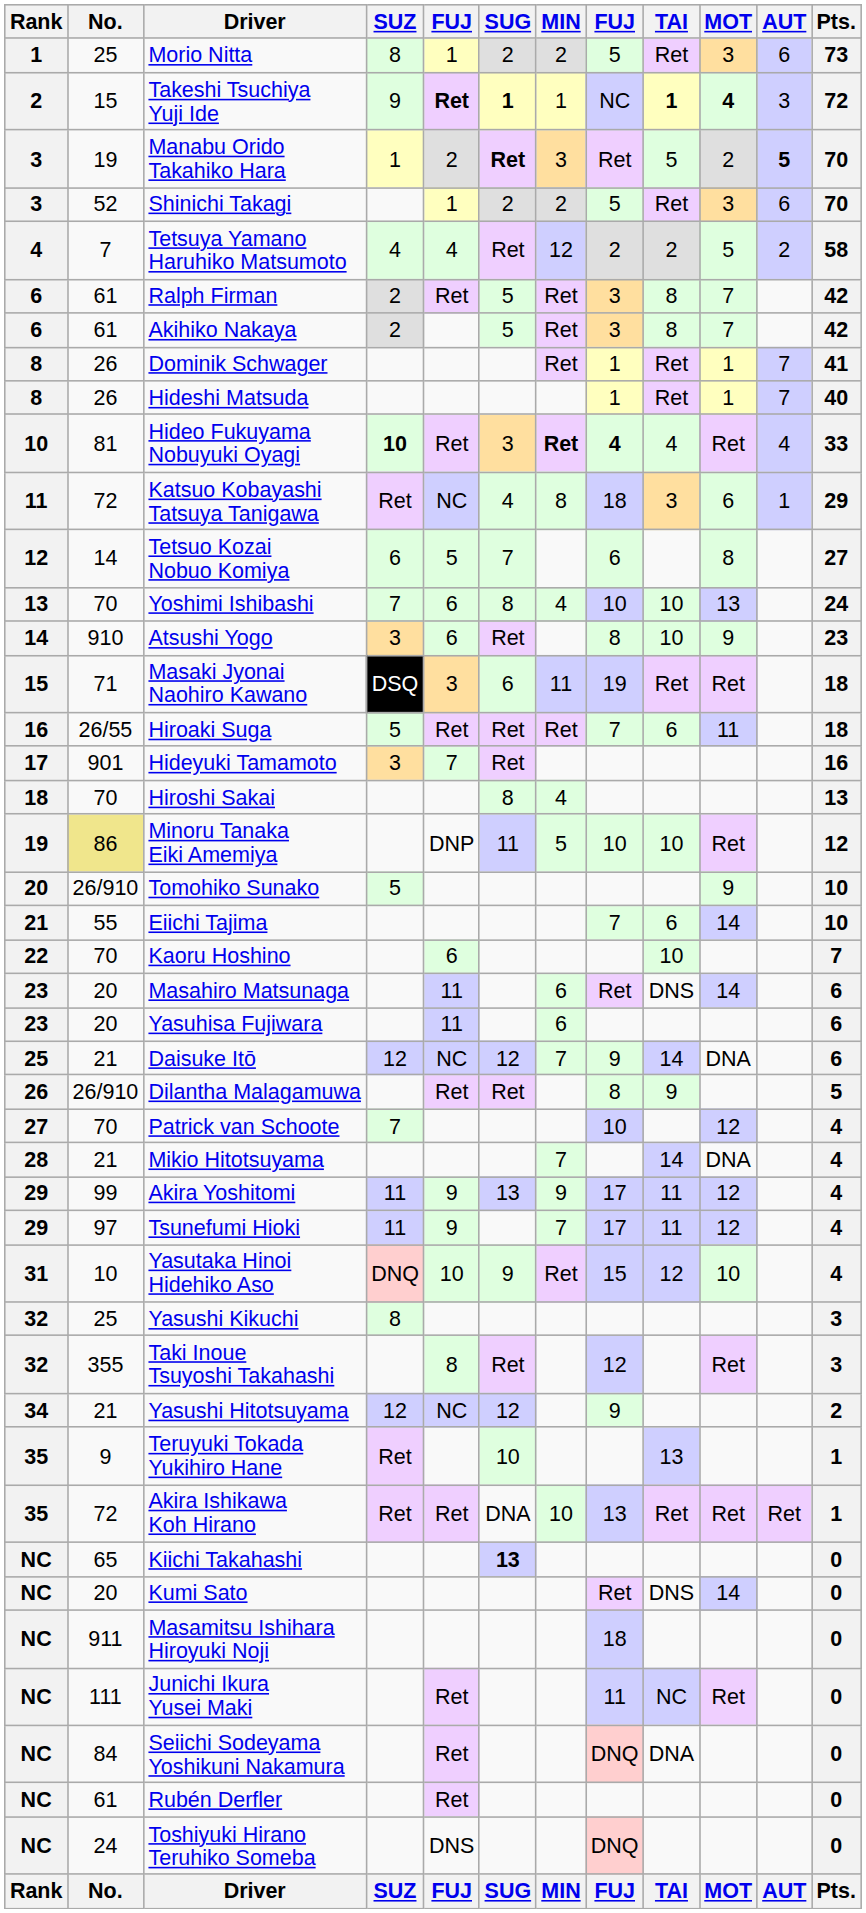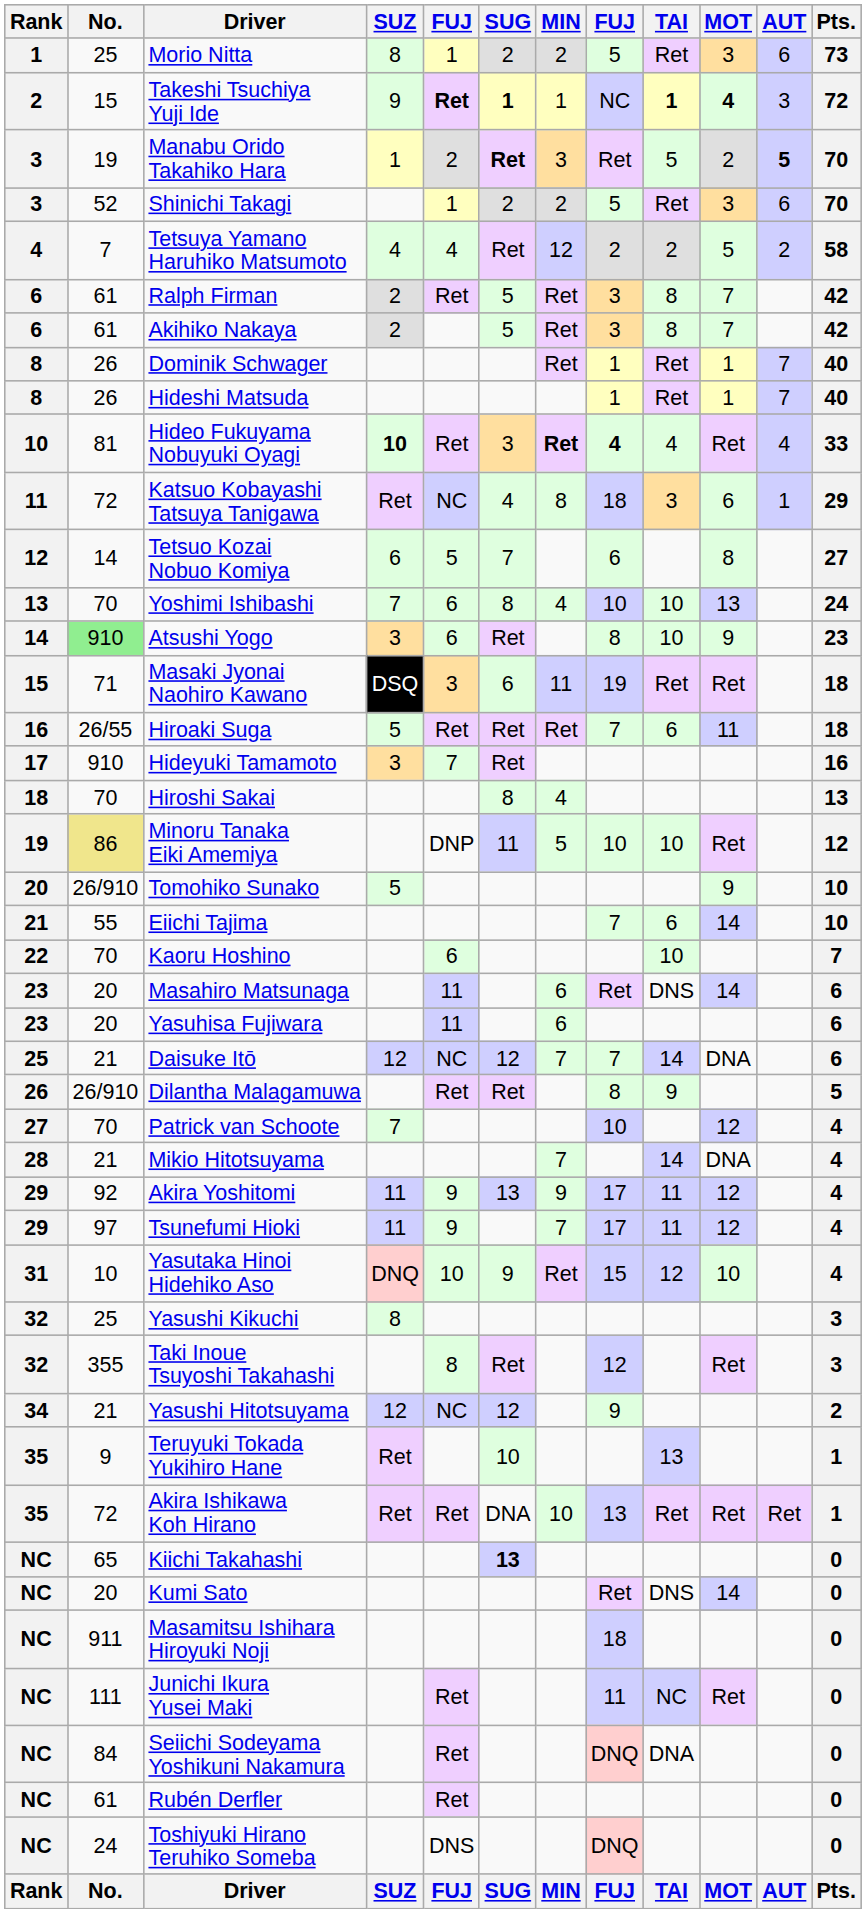(836, 363) 41 -> (836, 363) 40
(105, 638) no background -> (105, 638) lightgreen background
(105, 763) 901 -> (105, 763) 910
(615, 1058) 9 -> (615, 1058) 7
(105, 1193) 99 -> (105, 1193) 92
